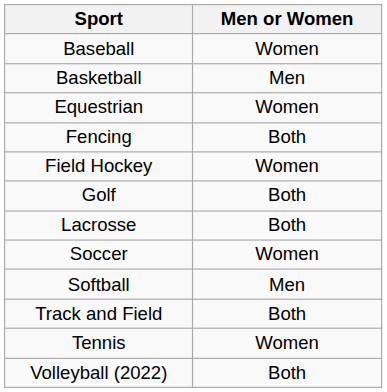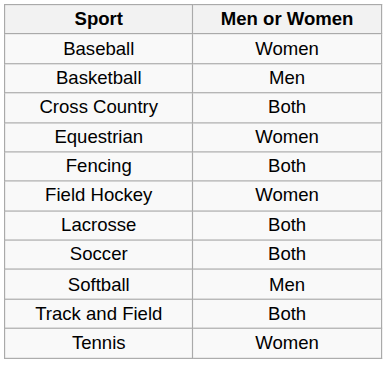+ row: (99, 107)
- row: (99, 195)
(287, 254) Women -> (287, 254) Both
- row: (99, 372)
